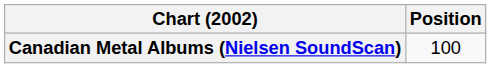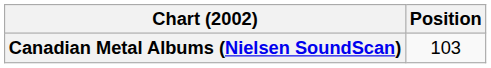(446, 47) 100 -> (446, 47) 103
